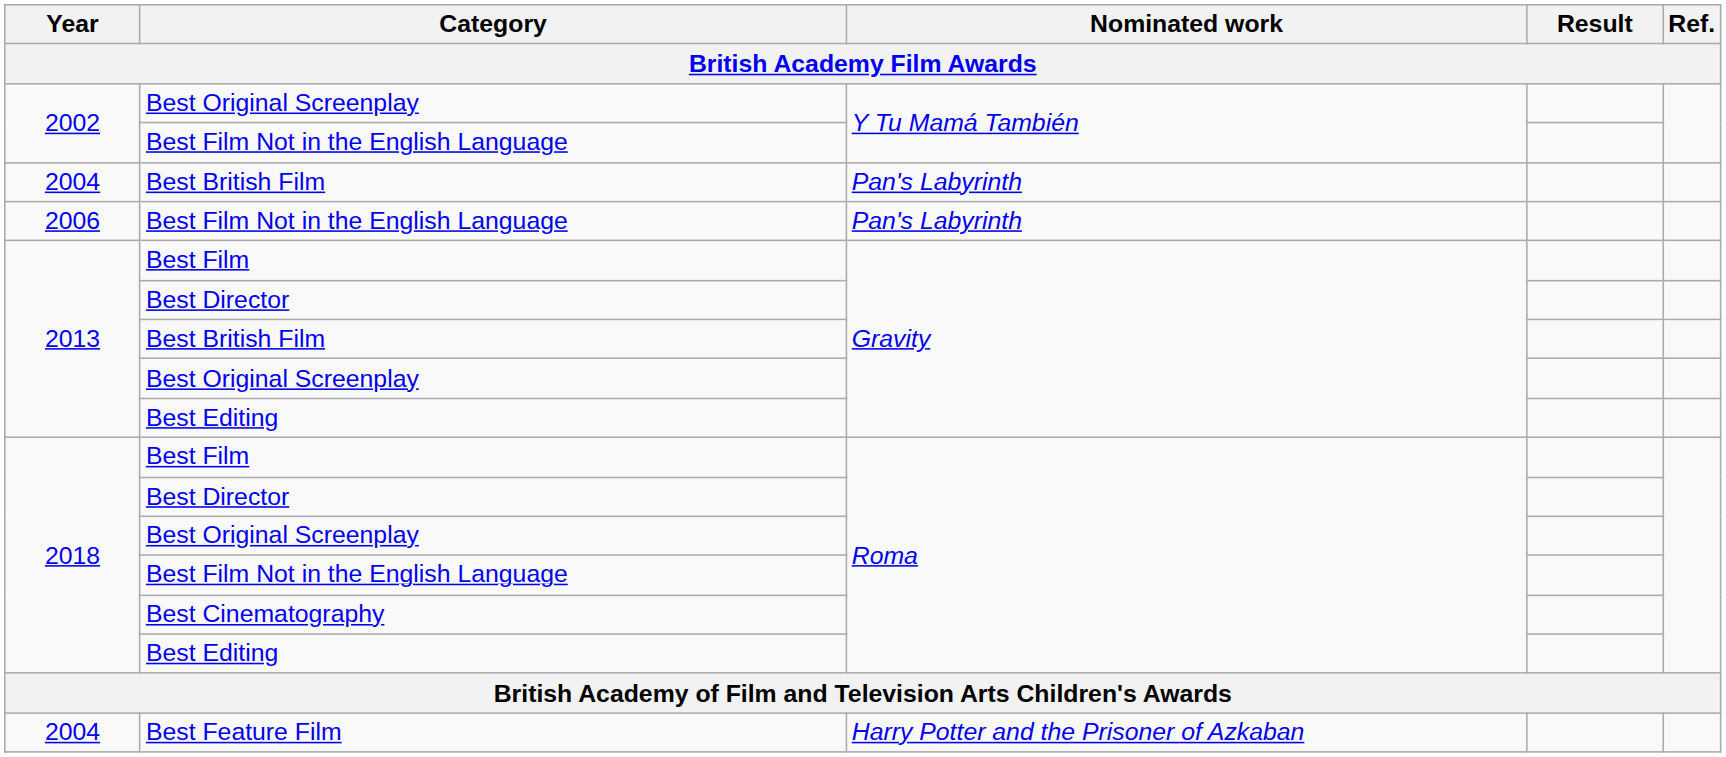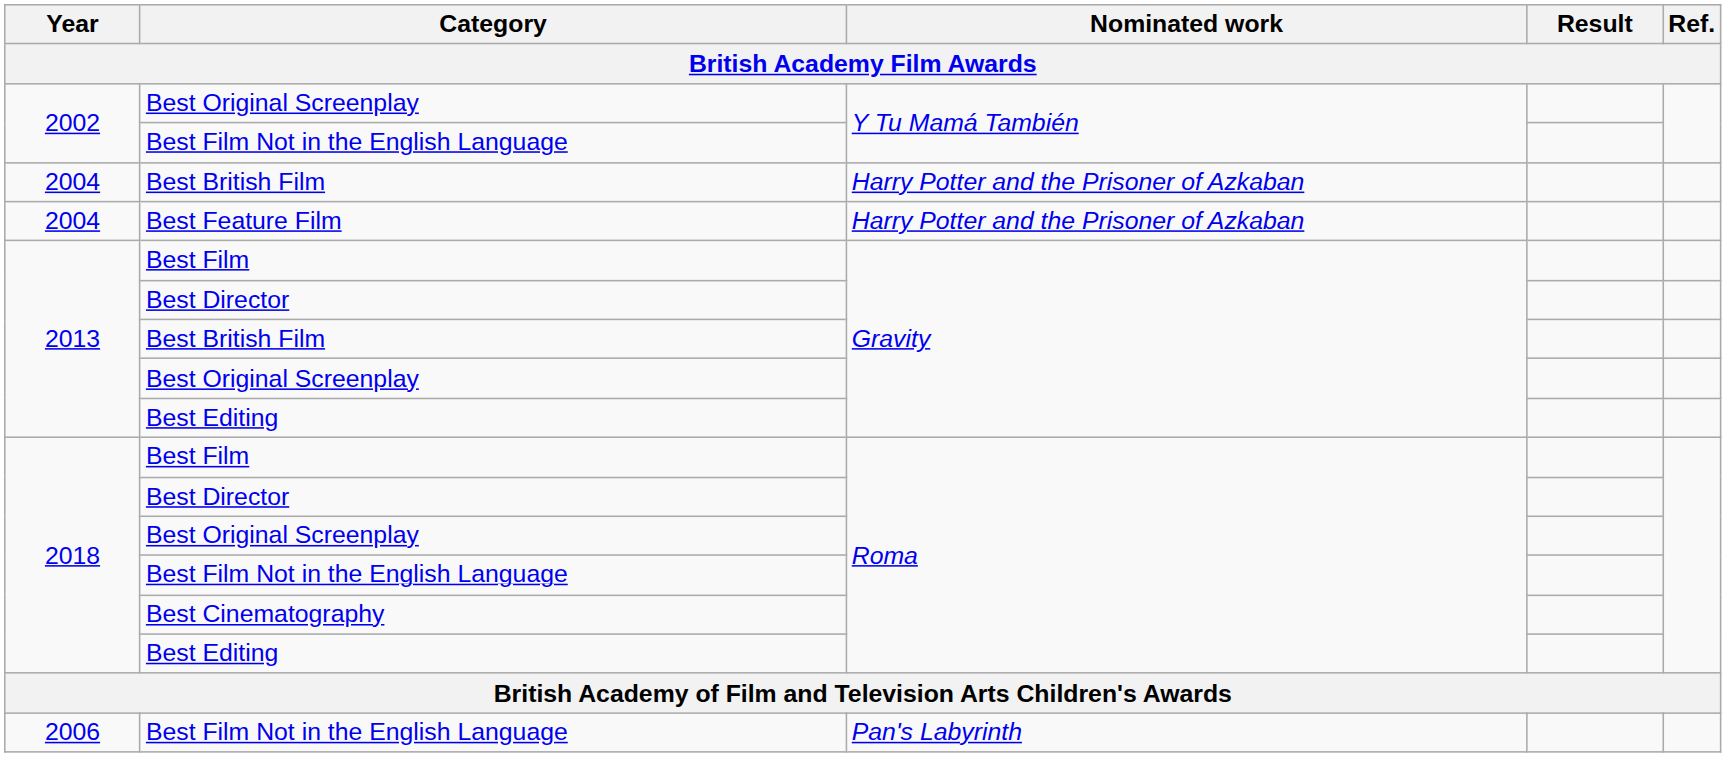(937, 181) Pan's Labyrinth -> (1078, 181) Harry Potter and the Prisoner of Azkaban
rows swapped: (72, 220) <-> (72, 732)
